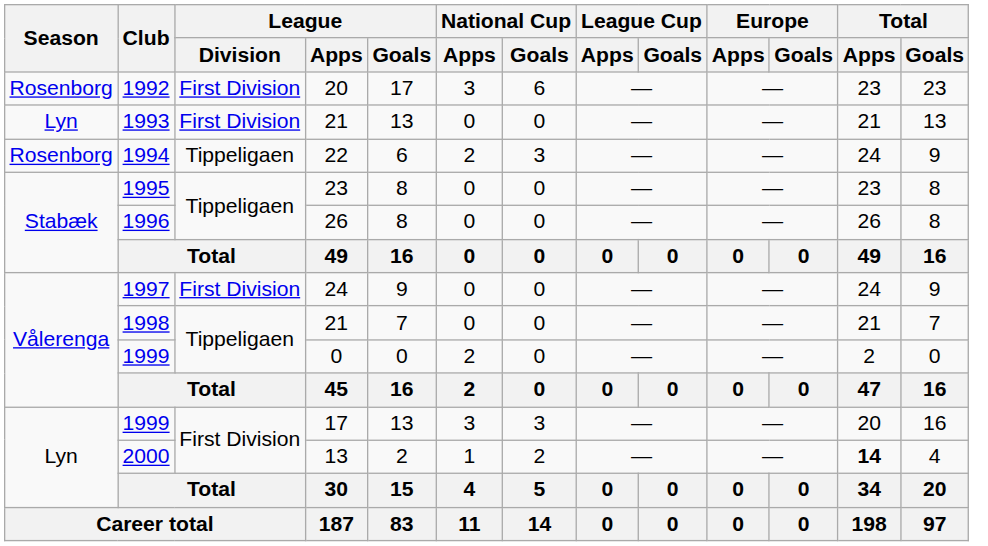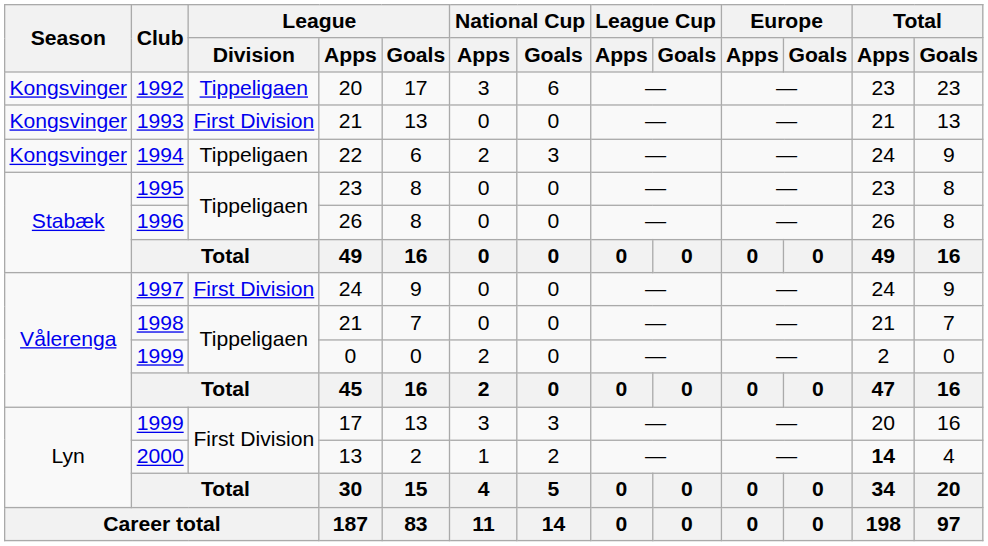(61, 88) Rosenborg -> (68, 88) Kongsvinger
(240, 88) First Division -> (254, 88) Tippeligaen
(61, 121) Lyn -> (68, 121) Kongsvinger
(61, 155) Rosenborg -> (68, 155) Kongsvinger
